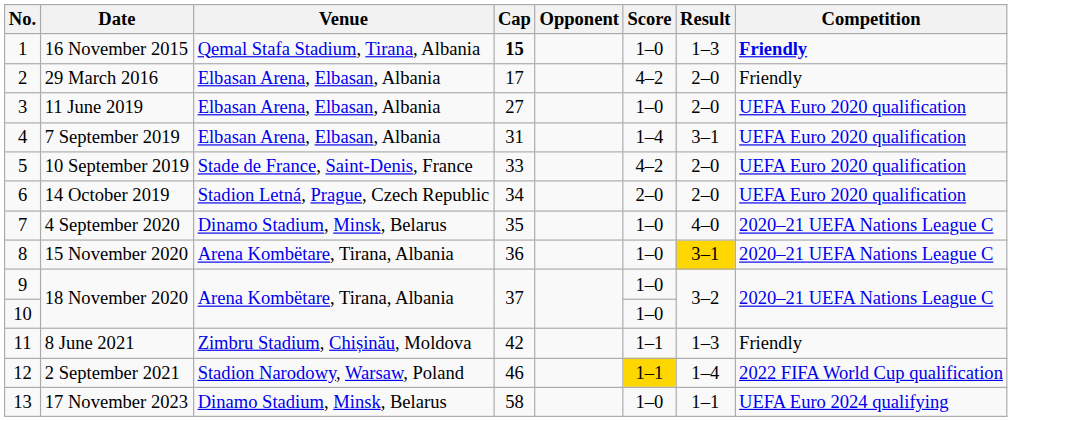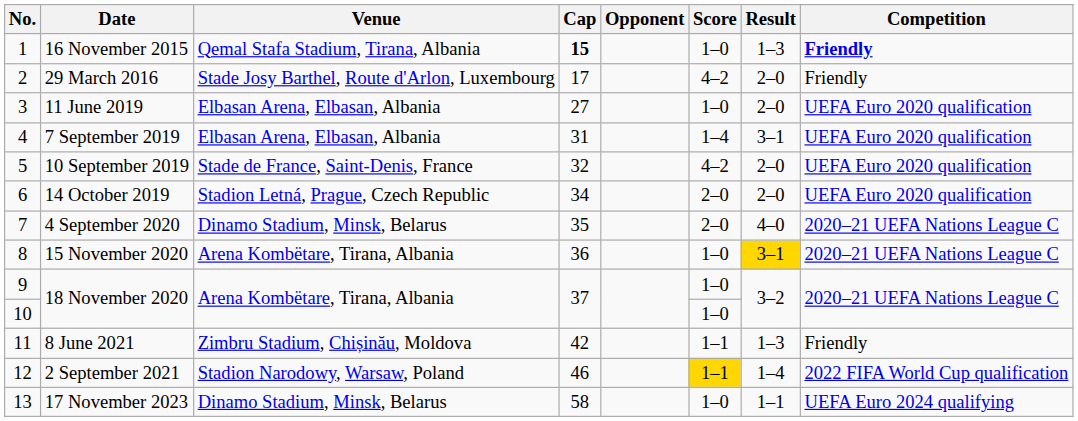(319, 78) Elbasan Arena, Elbasan, Albania -> (376, 78) Stade Josy Barthel, Route d'Arlon, Luxembourg
(514, 166) 33 -> (580, 166) 32
(649, 225) 1–0 -> (715, 225) 2–0
